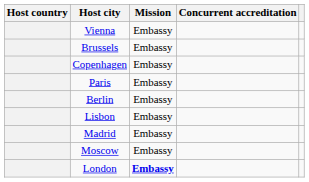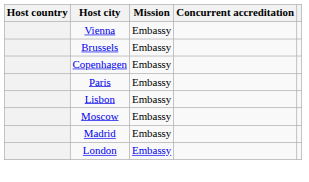- row: (100, 99)
rows swapped: (100, 151) <-> (100, 133)
(153, 168) bold -> (152, 151) normal
